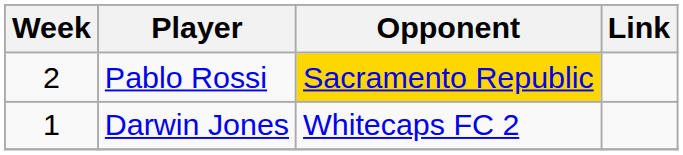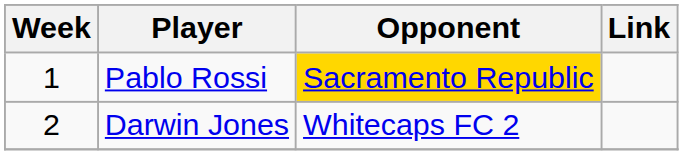(51, 76) 2 -> (51, 76) 1
(51, 125) 1 -> (51, 125) 2
